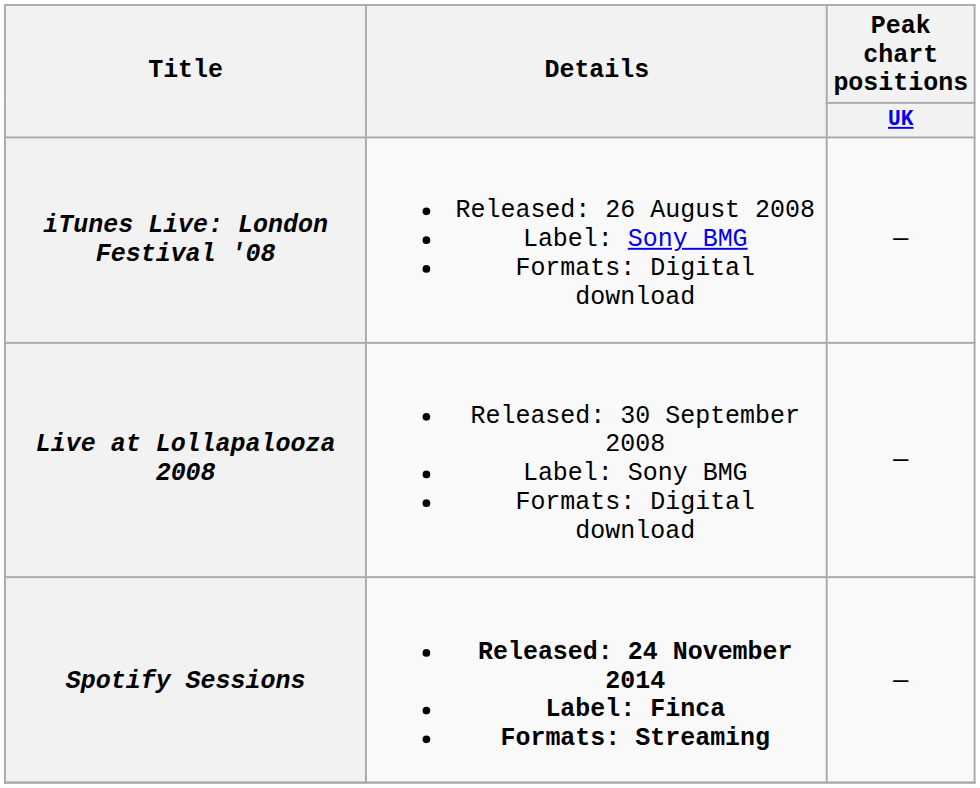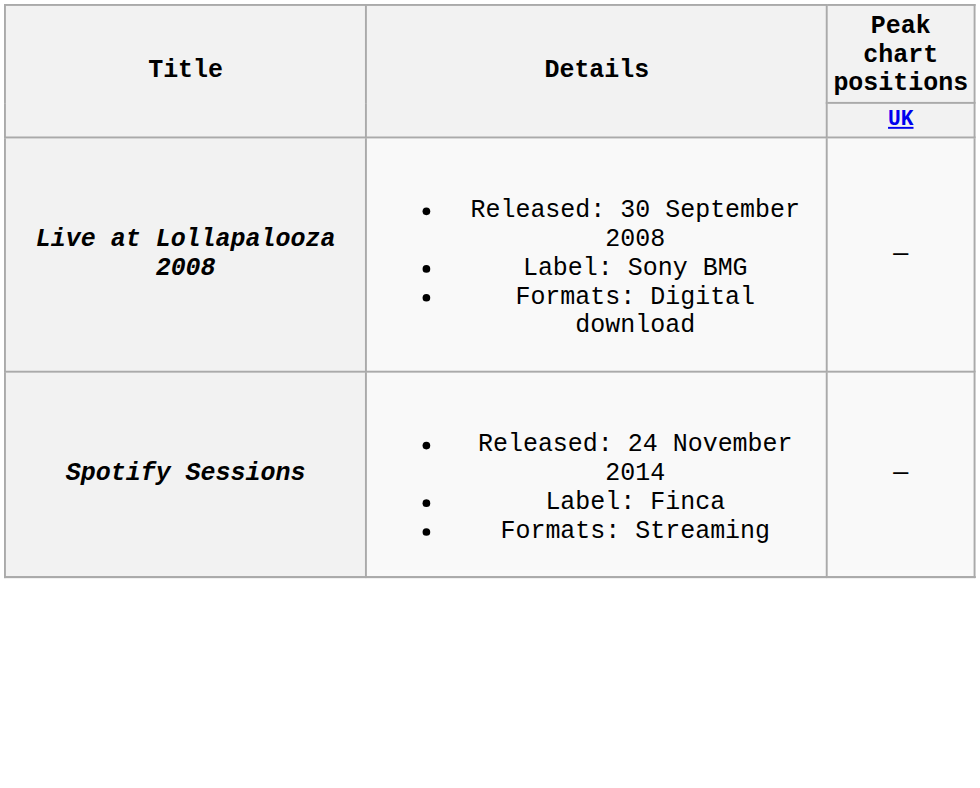- row: (186, 240)
(597, 694) bold -> (597, 489) normal
